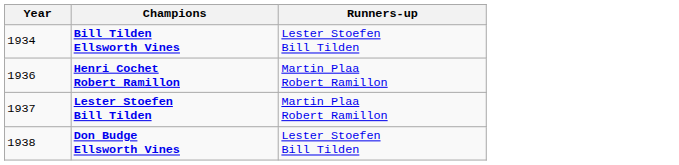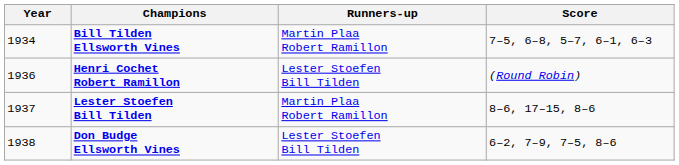+ column: (580, 14)
(331, 41) Lester Stoefen Bill Tilden -> (335, 41) Martin Plaa Robert Ramillon
(335, 75) Martin Plaa Robert Ramillon -> (331, 75) Lester Stoefen Bill Tilden
